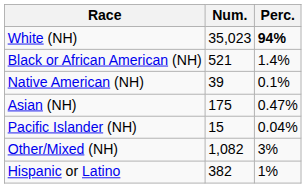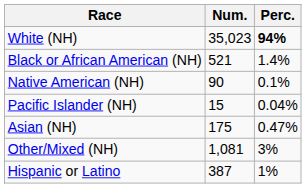(216, 82) 39 -> (216, 82) 90
rows swapped: (42, 104) <-> (72, 127)
(226, 149) 1,082 -> (226, 149) 1,081
(220, 171) 382 -> (220, 171) 387
